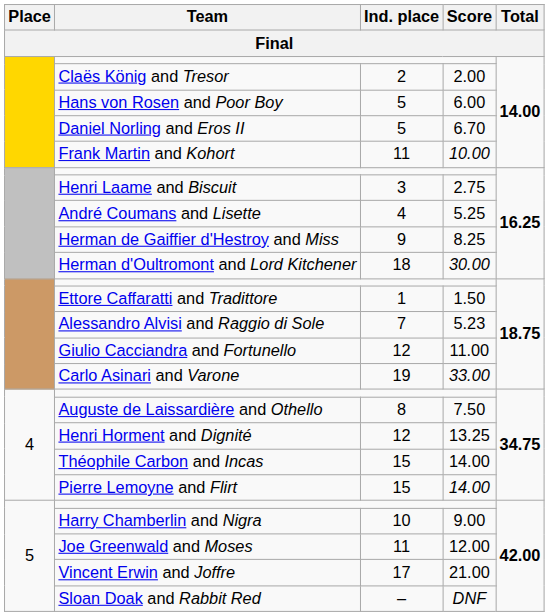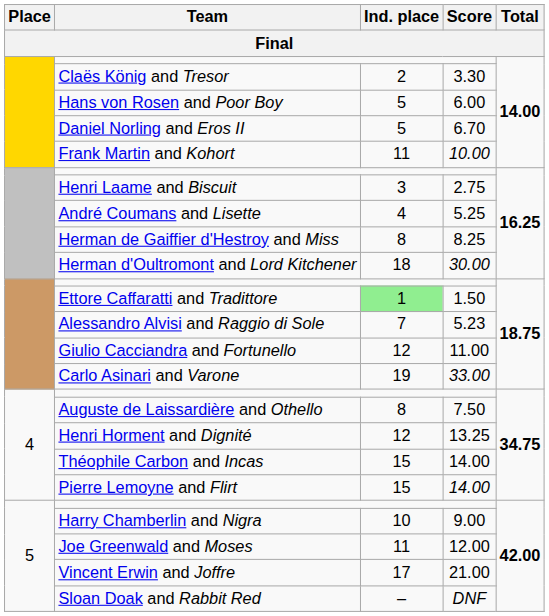(469, 76) 2.00 -> (469, 76) 3.30
(402, 239) 9 -> (402, 239) 8
(402, 298) no background -> (402, 298) lightgreen background
